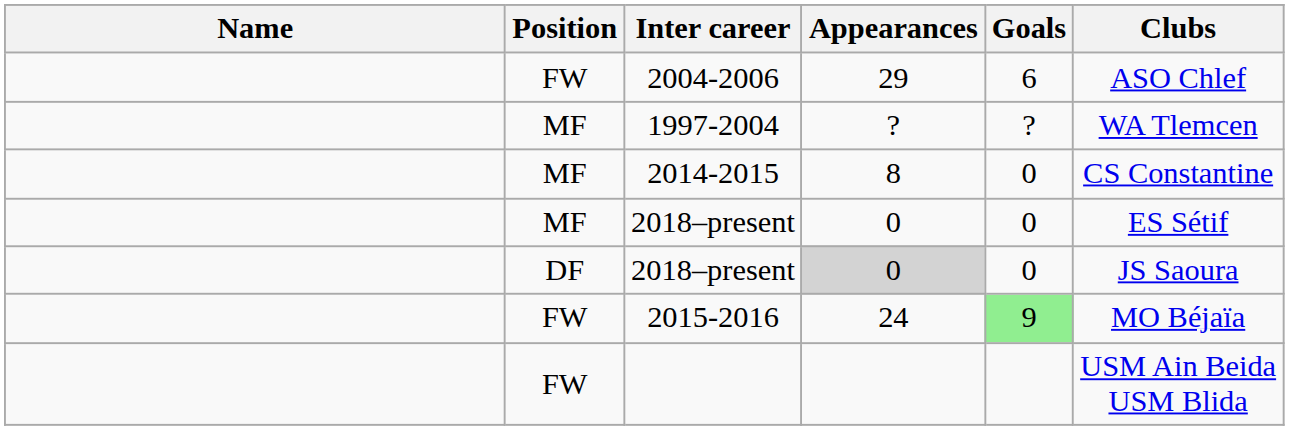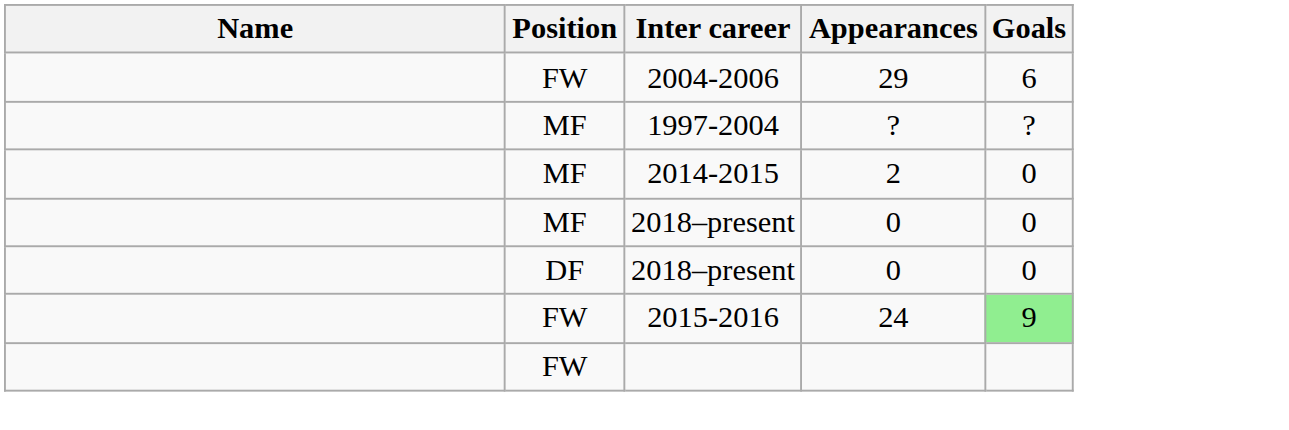- column: (1178, 28)
(893, 173) 8 -> (893, 173) 2
(893, 269) lightgrey background -> (893, 269) no background
